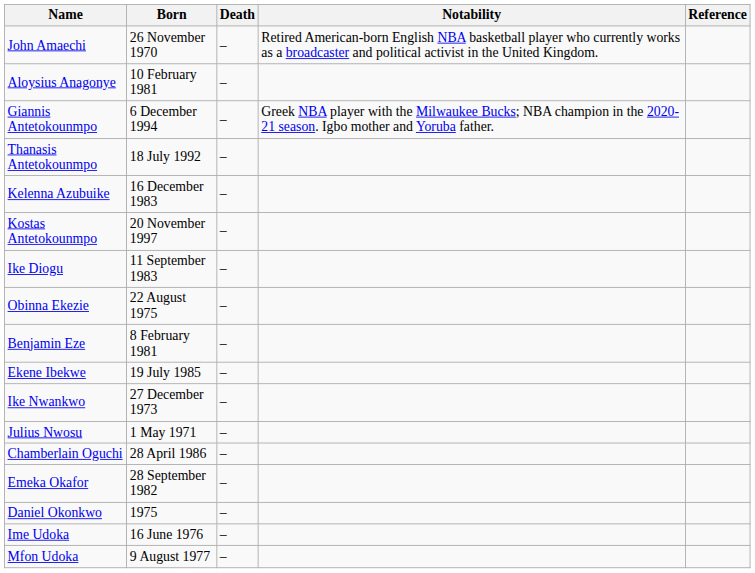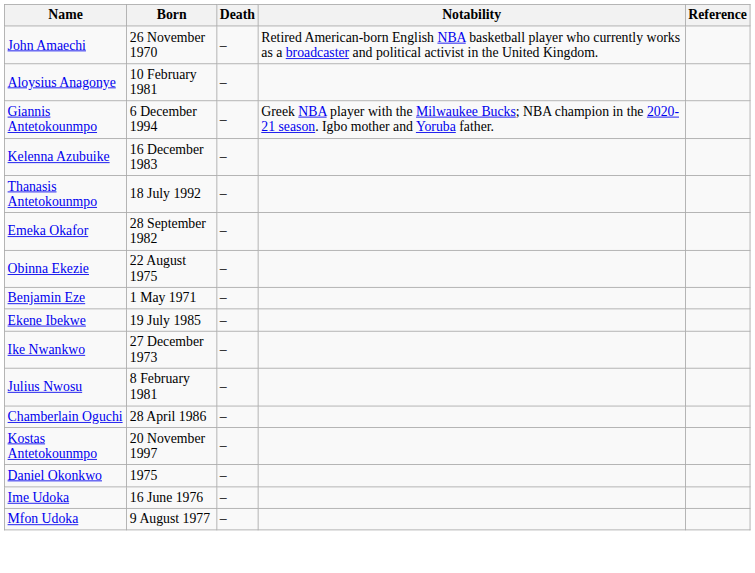rows swapped: (59, 194) <-> (52, 156)
rows swapped: (52, 231) <-> (48, 483)
- row: (35, 268)
(160, 343) 8 February 1981 -> (163, 298) 1 May 1971
(163, 432) 1 May 1971 -> (160, 387) 8 February 1981
